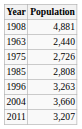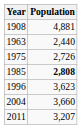(64, 72) normal -> (64, 72) bold
(64, 87) 3,263 -> (64, 87) 3,623
